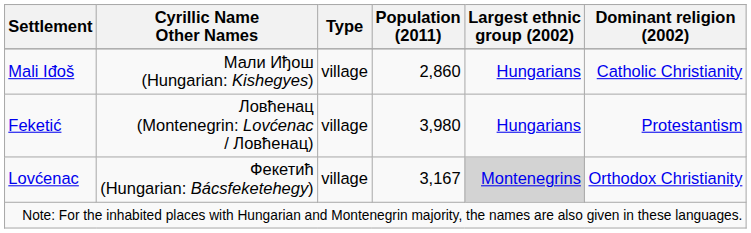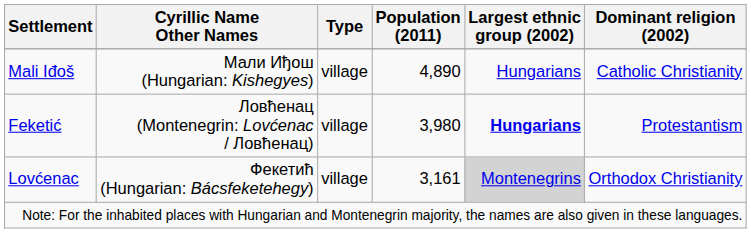(440, 71) 2,860 -> (440, 71) 4,890
(539, 125) normal -> (536, 125) bold
(440, 179) 3,167 -> (440, 179) 3,161
